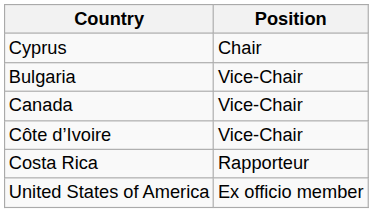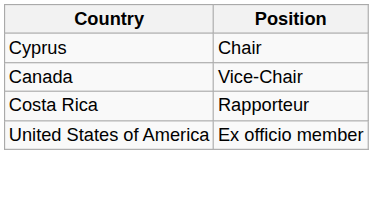- row: (42, 76)
- row: (60, 134)
